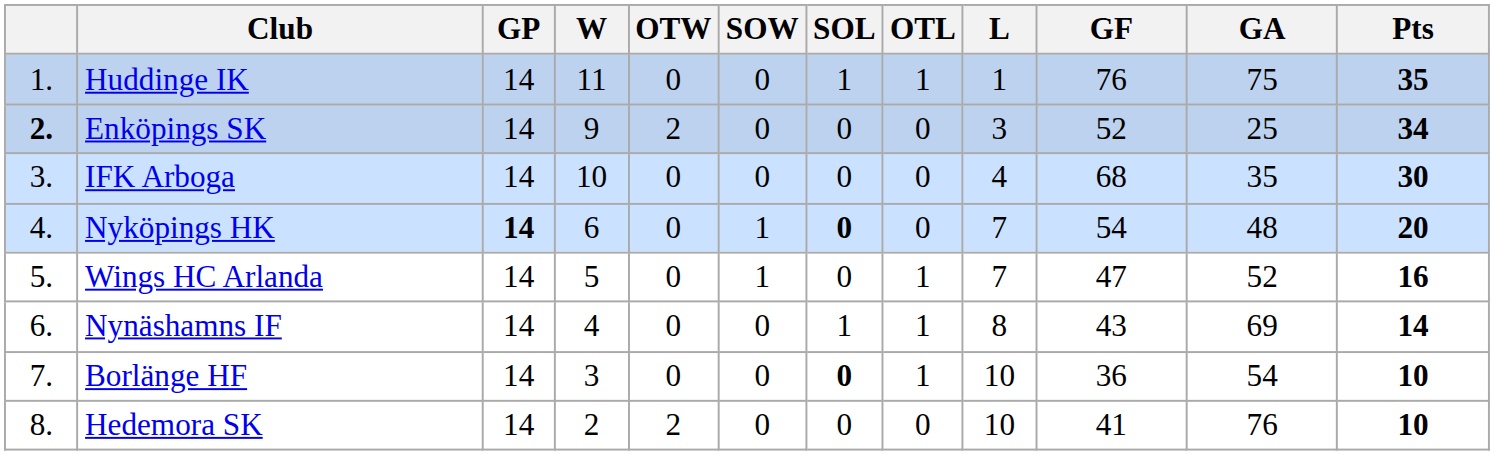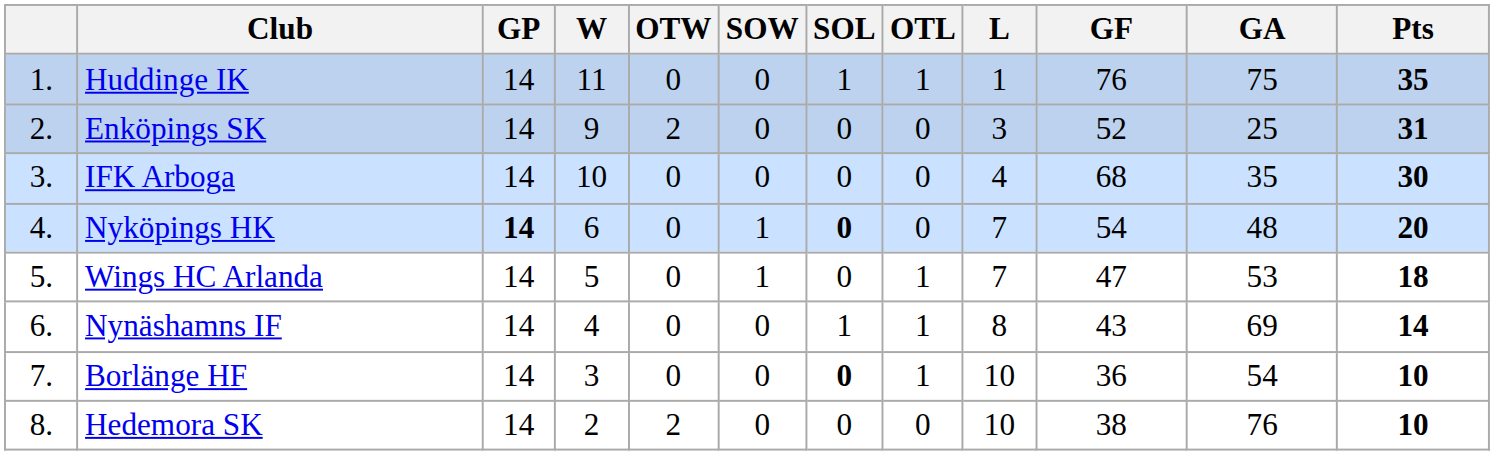(41, 128) bold -> (41, 128) normal
(1413, 128) 34 -> (1413, 128) 31
(1262, 276) 52 -> (1262, 276) 53
(1413, 276) 16 -> (1413, 276) 18
(1111, 425) 41 -> (1111, 425) 38
